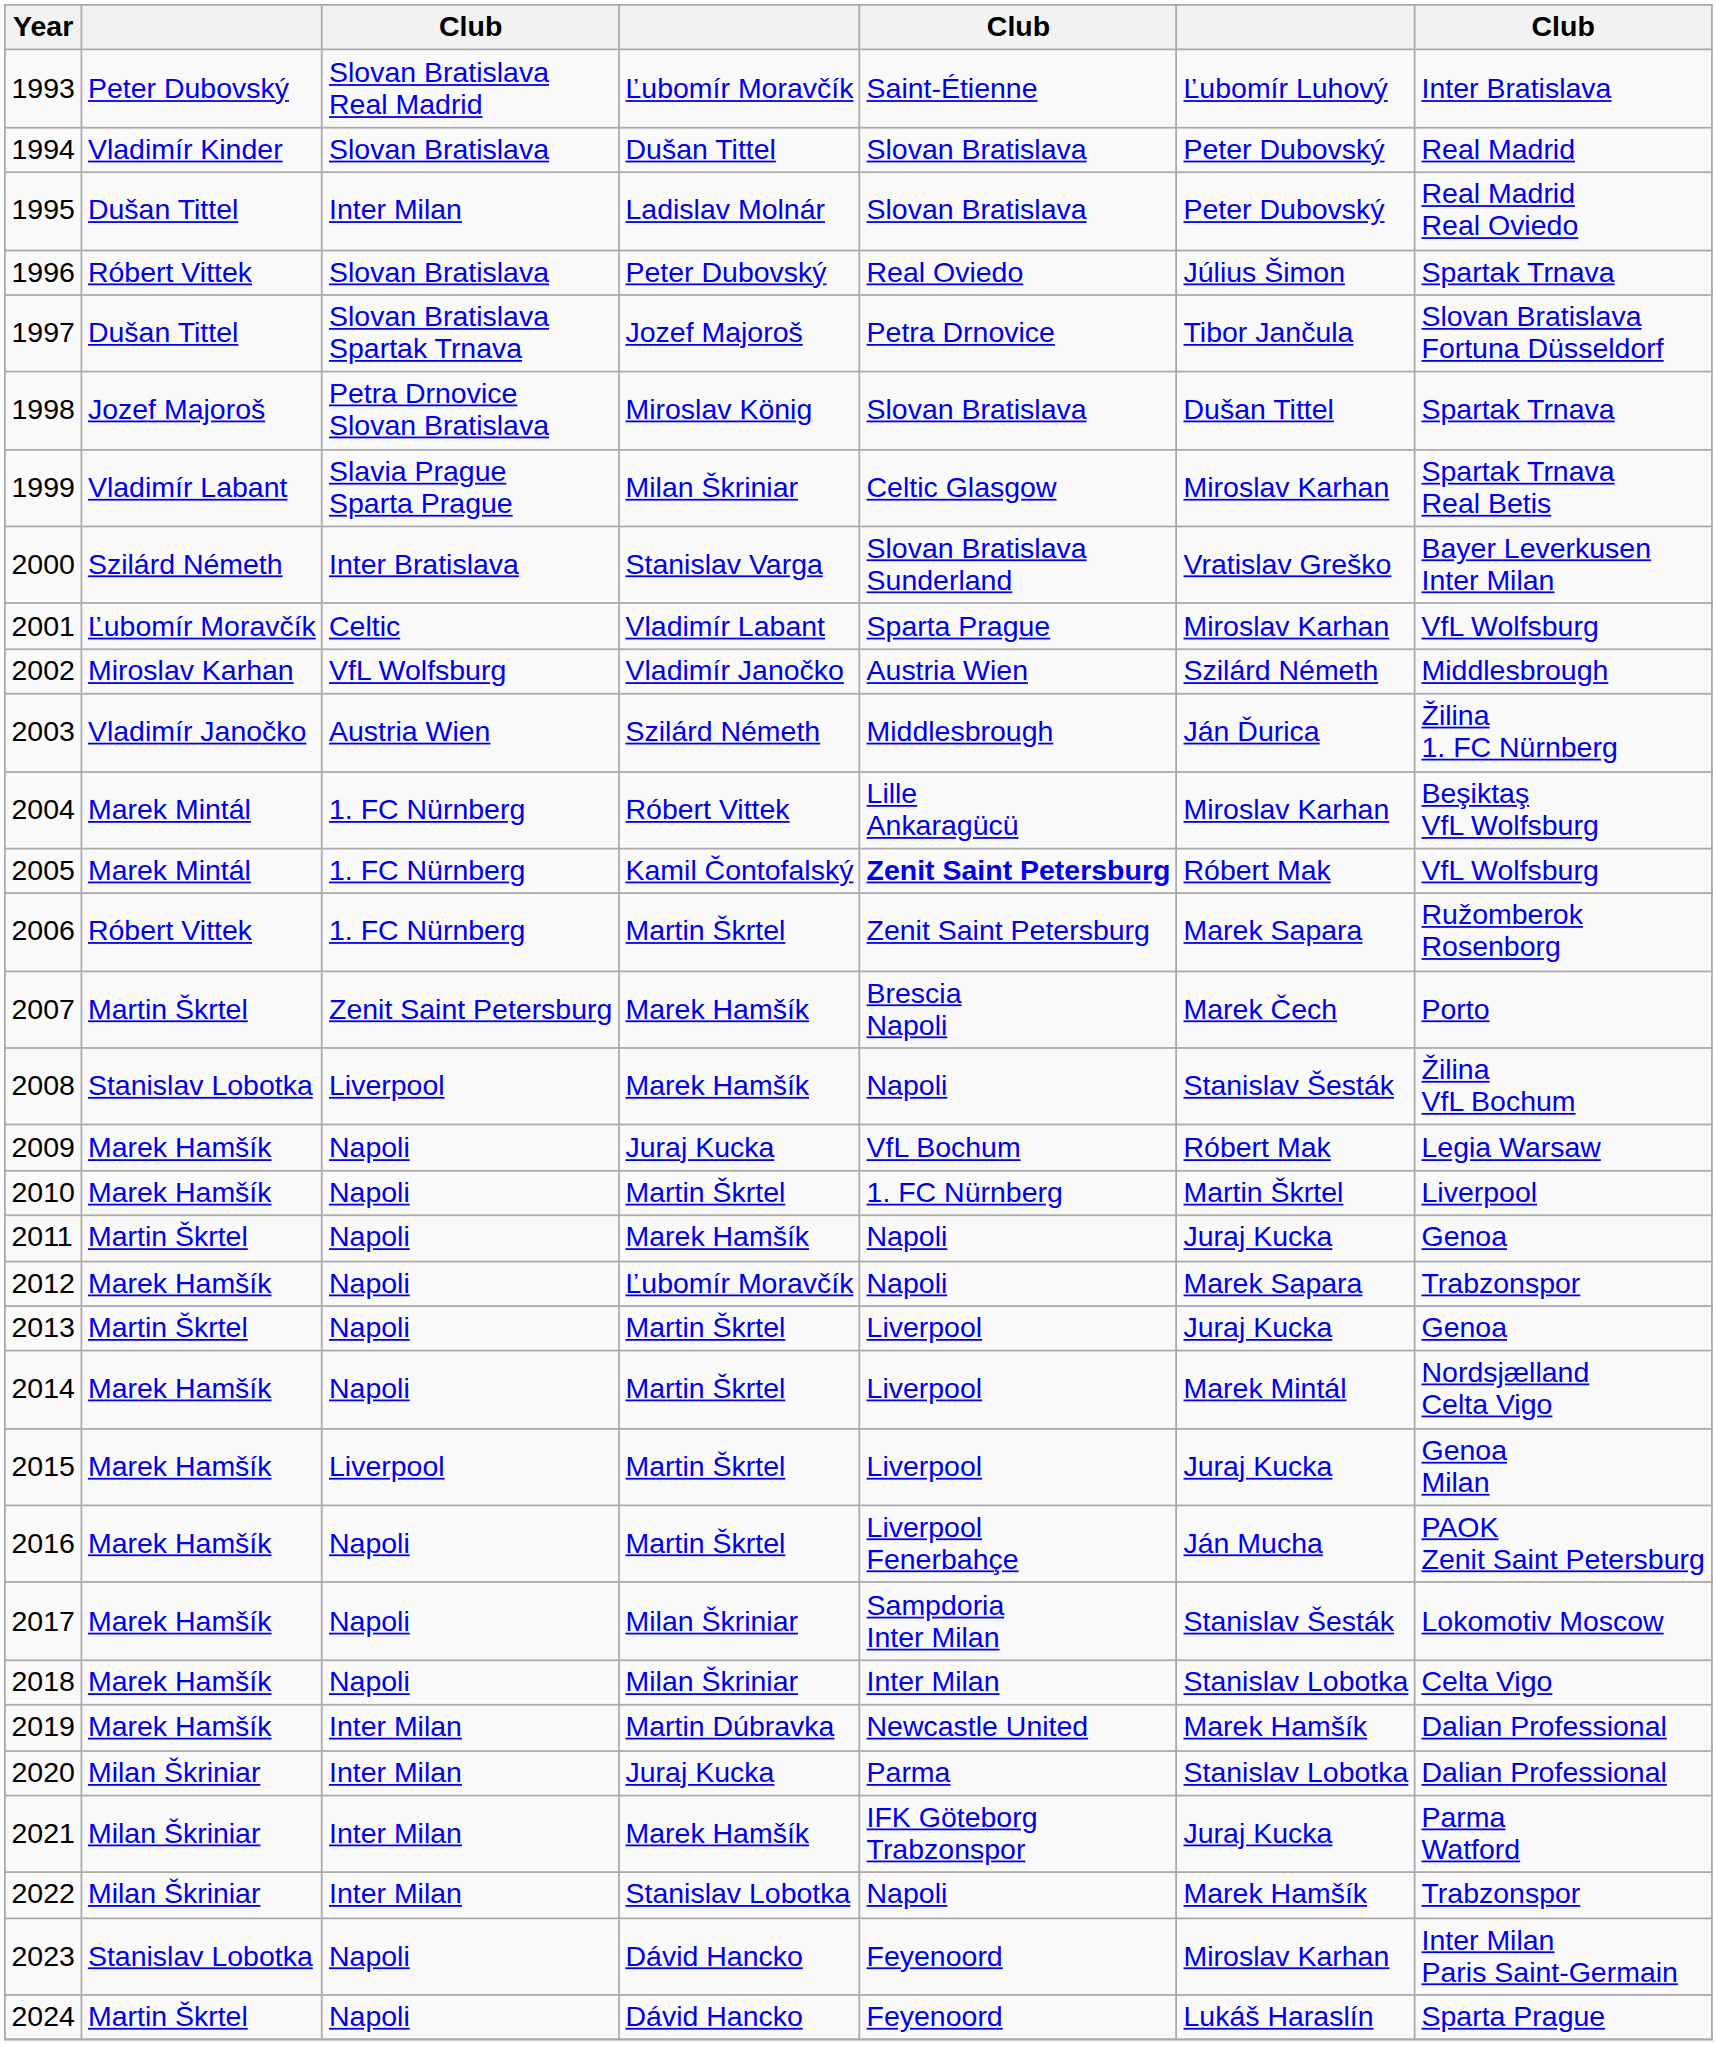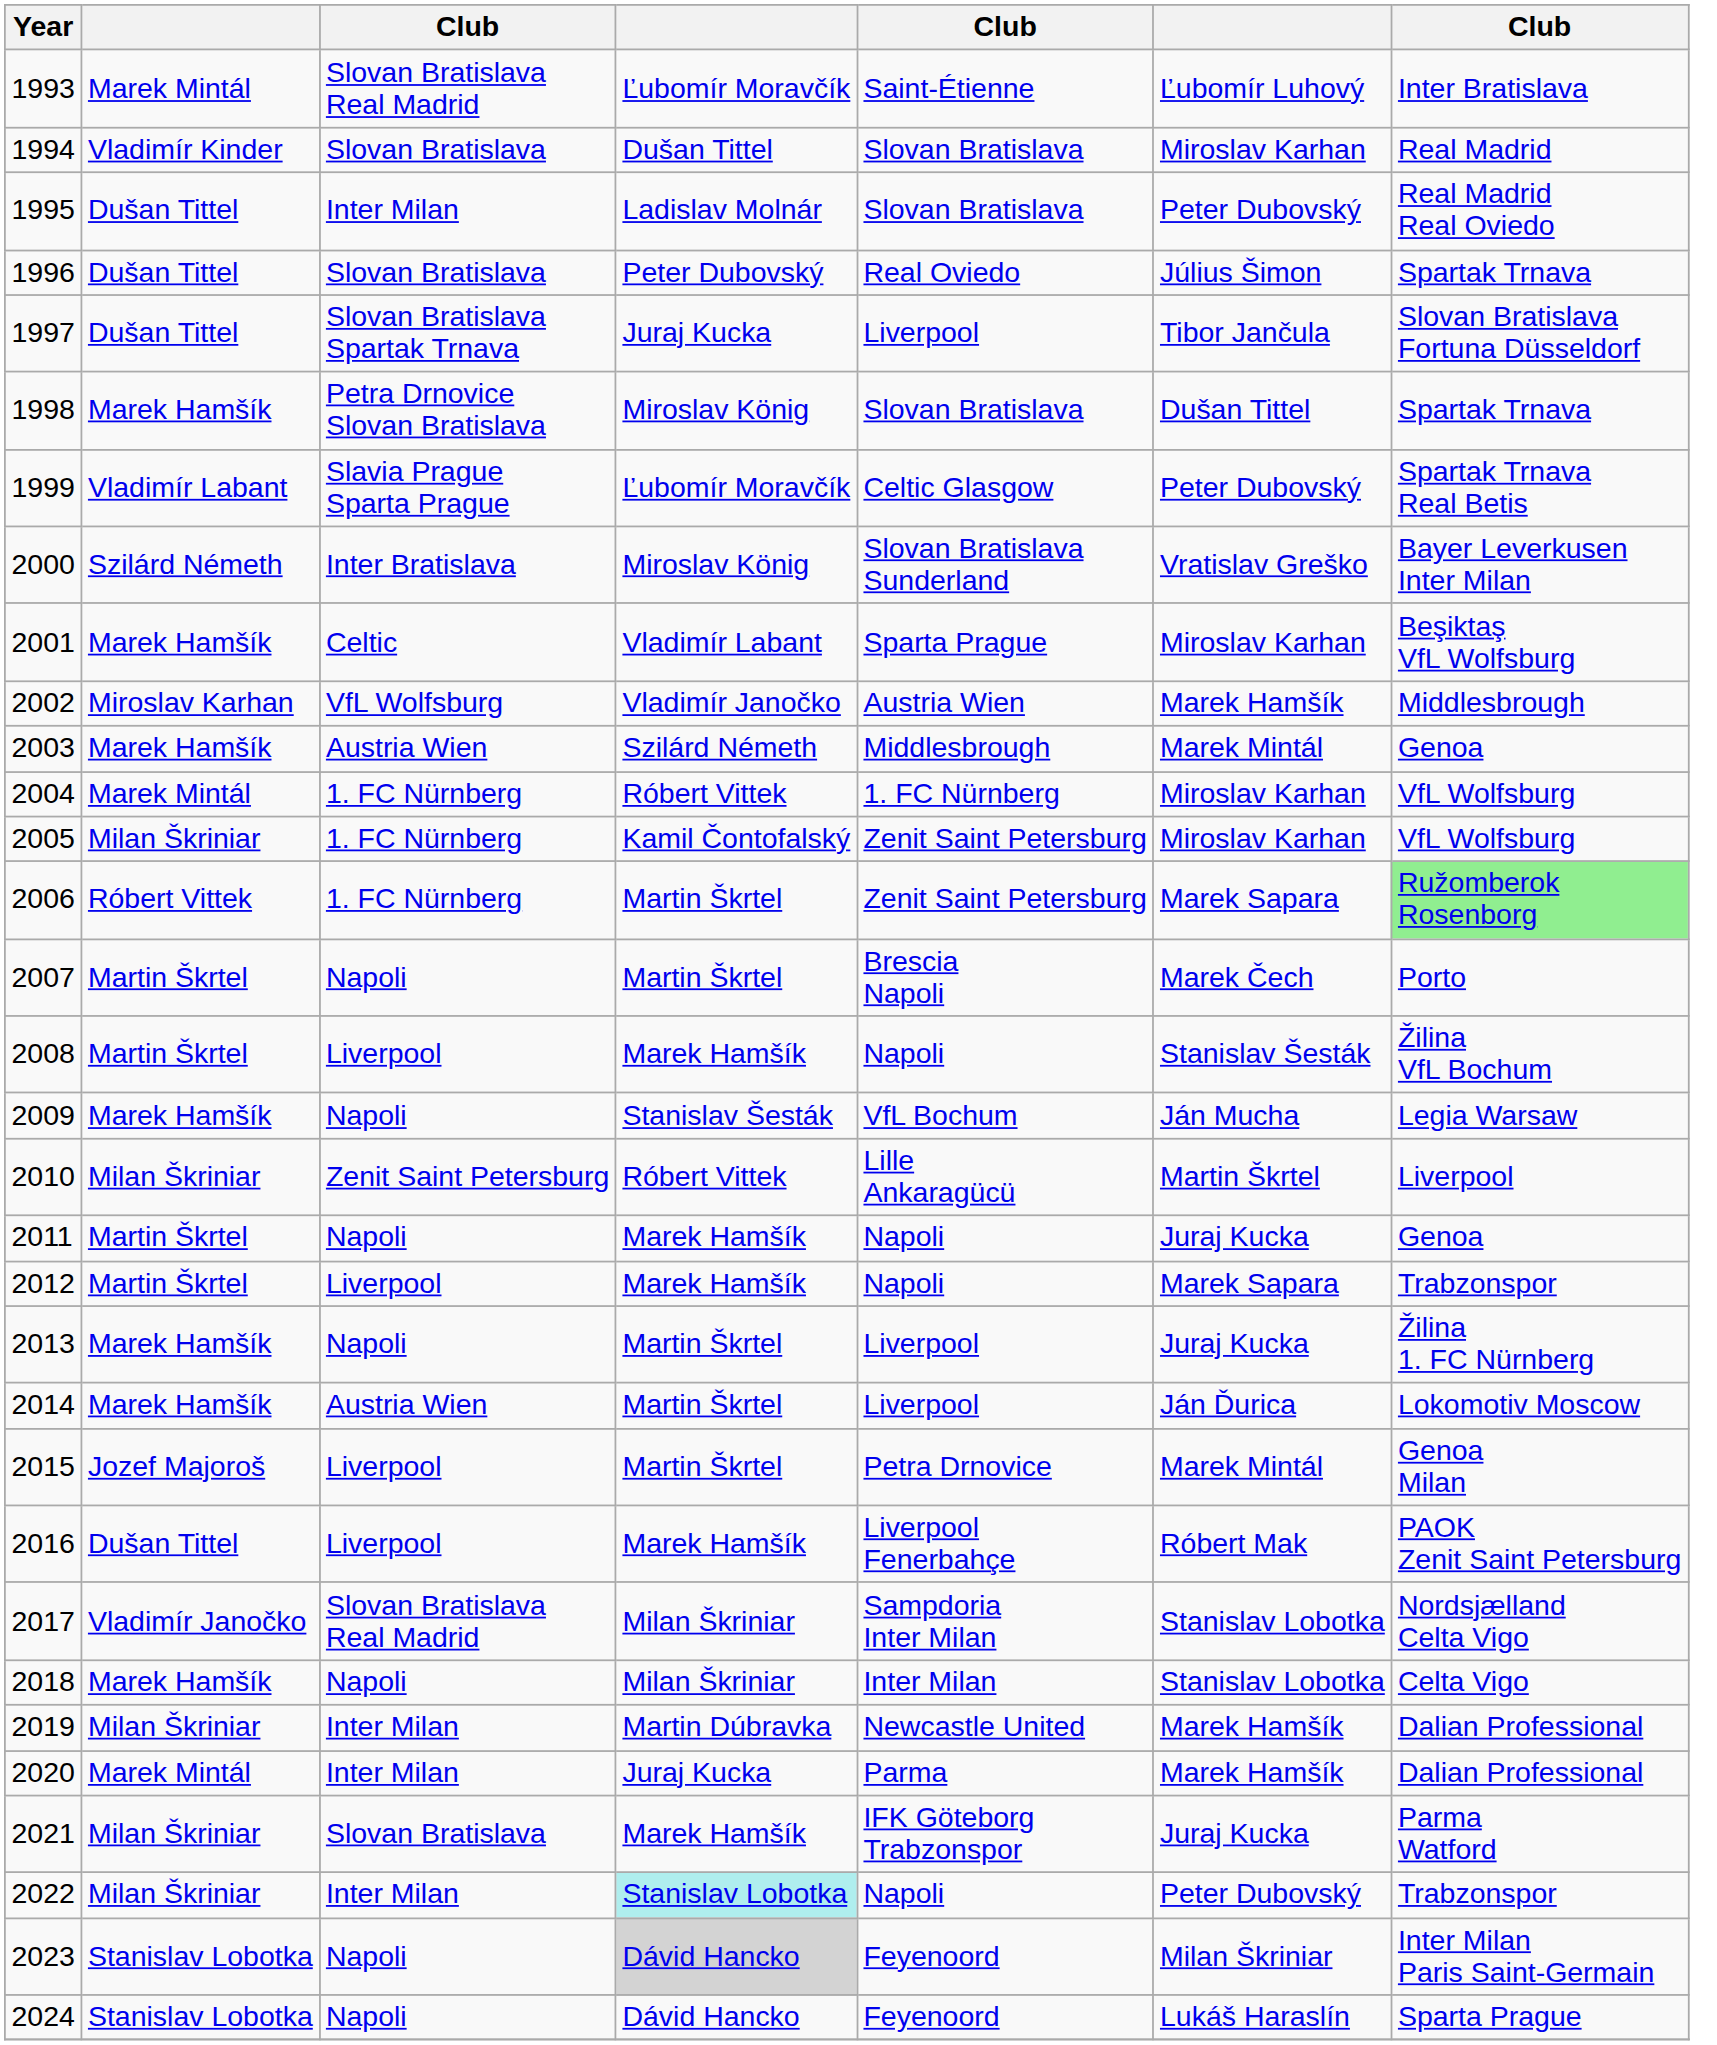(188, 88) Peter Dubovský -> (169, 88) Marek Mintál
(1284, 149) Peter Dubovský -> (1263, 149) Miroslav Karhan
(170, 271) Róbert Vittek -> (163, 271) Dušan Tittel
(714, 333) Jozef Majoroš -> (697, 333) Juraj Kucka
(961, 333) Petra Drnovice -> (921, 333) Liverpool
(177, 410) Jozef Majoroš -> (180, 410) Marek Hamšík
(712, 487) Milan Škriniar -> (736, 487) Ľubomír Moravčík
(1286, 487) Miroslav Karhan -> (1260, 487) Peter Dubovský
(724, 564) Stanislav Varga -> (716, 564) Miroslav König
(202, 625) Ľubomír Moravčík -> (180, 641) Marek Hamšík
(1510, 625) VfL Wolfsburg -> (1487, 641) Beşiktaş VfL Wolfsburg
(1281, 670) Szilárd Németh -> (1252, 703) Marek Hamšík
(197, 732) Vladimír Janočko -> (180, 748) Marek Hamšík
(1252, 732) Ján Ďurica -> (1241, 748) Marek Mintál
(1520, 732) Žilina 1. FC Nürnberg -> (1441, 748) Genoa
(943, 809) Lille Ankaragücü -> (962, 793) 1. FC Nürnberg
(1510, 809) Beşiktaş VfL Wolfsburg -> (1487, 793) VfL Wolfsburg
(169, 870) Marek Mintál -> (174, 838) Milan Škriniar
(1018, 870) bold -> (1005, 838) normal
(1257, 870) Róbert Mak -> (1263, 838) Miroslav Karhan
(1502, 931) no background -> (1479, 899) lightgreen background
(471, 1008) Zenit Saint Petersburg -> (366, 976) Napoli
(717, 1008) Marek Hamšík -> (702, 976) Martin Škrtel
(200, 1086) Stanislav Lobotka -> (168, 1054) Martin Škrtel
(700, 1147) Juraj Kucka -> (728, 1115) Stanislav Šesták
(1257, 1147) Róbert Mak -> (1230, 1115) Ján Mucha
(180, 1192) Marek Hamšík -> (174, 1176) Milan Škriniar
(369, 1192) Napoli -> (468, 1176) Zenit Saint Petersburg
(705, 1192) Martin Škrtel -> (704, 1176) Róbert Vittek
(965, 1192) 1. FC Nürnberg -> (939, 1176) Lille Ankaragücü
(180, 1282) Marek Hamšík -> (168, 1282) Martin Škrtel
(369, 1282) Napoli -> (384, 1282) Liverpool
(739, 1282) Ľubomír Moravčík -> (714, 1282) Marek Hamšík
(168, 1328) Martin Škrtel -> (180, 1344) Marek Hamšík
(1464, 1328) Genoa -> (1496, 1344) Žilina 1. FC Nürnberg
(369, 1389) Napoli -> (407, 1405) Austria Wien
(1265, 1389) Marek Mintál -> (1228, 1405) Ján Ďurica
(1505, 1389) Nordsjælland Celta Vigo -> (1519, 1405) Lokomotiv Moscow
(180, 1466) Marek Hamšík -> (177, 1466) Jozef Majoroš
(924, 1466) Liverpool -> (958, 1466) Petra Drnovice
(1258, 1466) Juraj Kucka -> (1241, 1466) Marek Mintál
(180, 1543) Marek Hamšík -> (163, 1543) Dušan Tittel
(369, 1543) Napoli -> (384, 1543) Liverpool
(705, 1543) Martin Škrtel -> (714, 1543) Marek Hamšík
(1253, 1543) Ján Mucha -> (1234, 1543) Róbert Mak
(180, 1620) Marek Hamšík -> (197, 1620) Vladimír Janočko
(369, 1620) Napoli -> (436, 1620) Slovan Bratislava Real Madrid
(1289, 1620) Stanislav Šesták -> (1272, 1620) Stanislav Lobotka
(1543, 1620) Lokomotiv Moscow -> (1482, 1620) Nordsjælland Celta Vigo
(180, 1727) Marek Hamšík -> (174, 1727) Milan Škriniar
(174, 1772) Milan Škriniar -> (169, 1772) Marek Mintál
(1296, 1772) Stanislav Lobotka -> (1252, 1772) Marek Hamšík
(395, 1833) Inter Milan -> (436, 1833) Slovan Bratislava
(738, 1894) no background -> (735, 1894) paleturquoise background
(1275, 1894) Marek Hamšík -> (1260, 1894) Peter Dubovský
(714, 1955) no background -> (711, 1955) lightgrey background
(1286, 1955) Miroslav Karhan -> (1246, 1955) Milan Škriniar
(168, 2017) Martin Škrtel -> (200, 2017) Stanislav Lobotka
